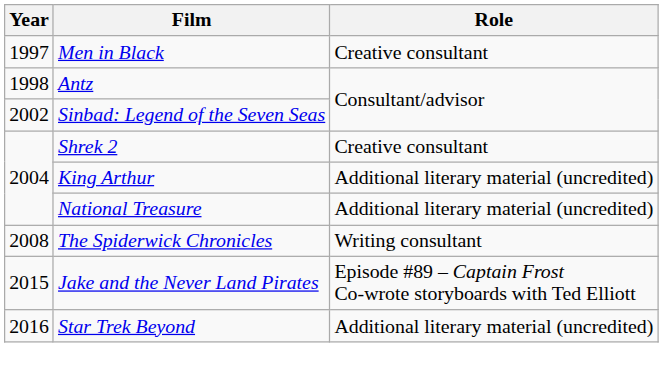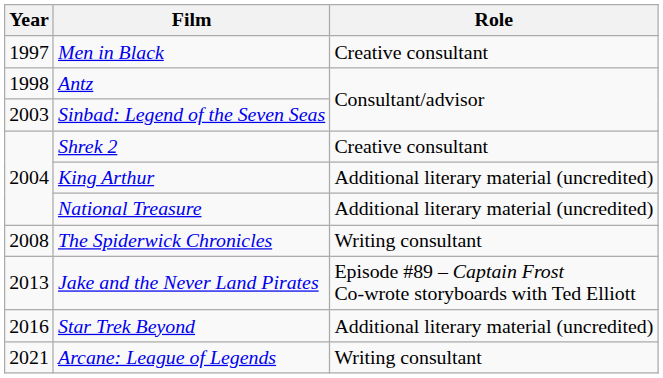(29, 114) 2002 -> (29, 114) 2003
(29, 283) 2015 -> (29, 283) 2013
+ row: (167, 357)
